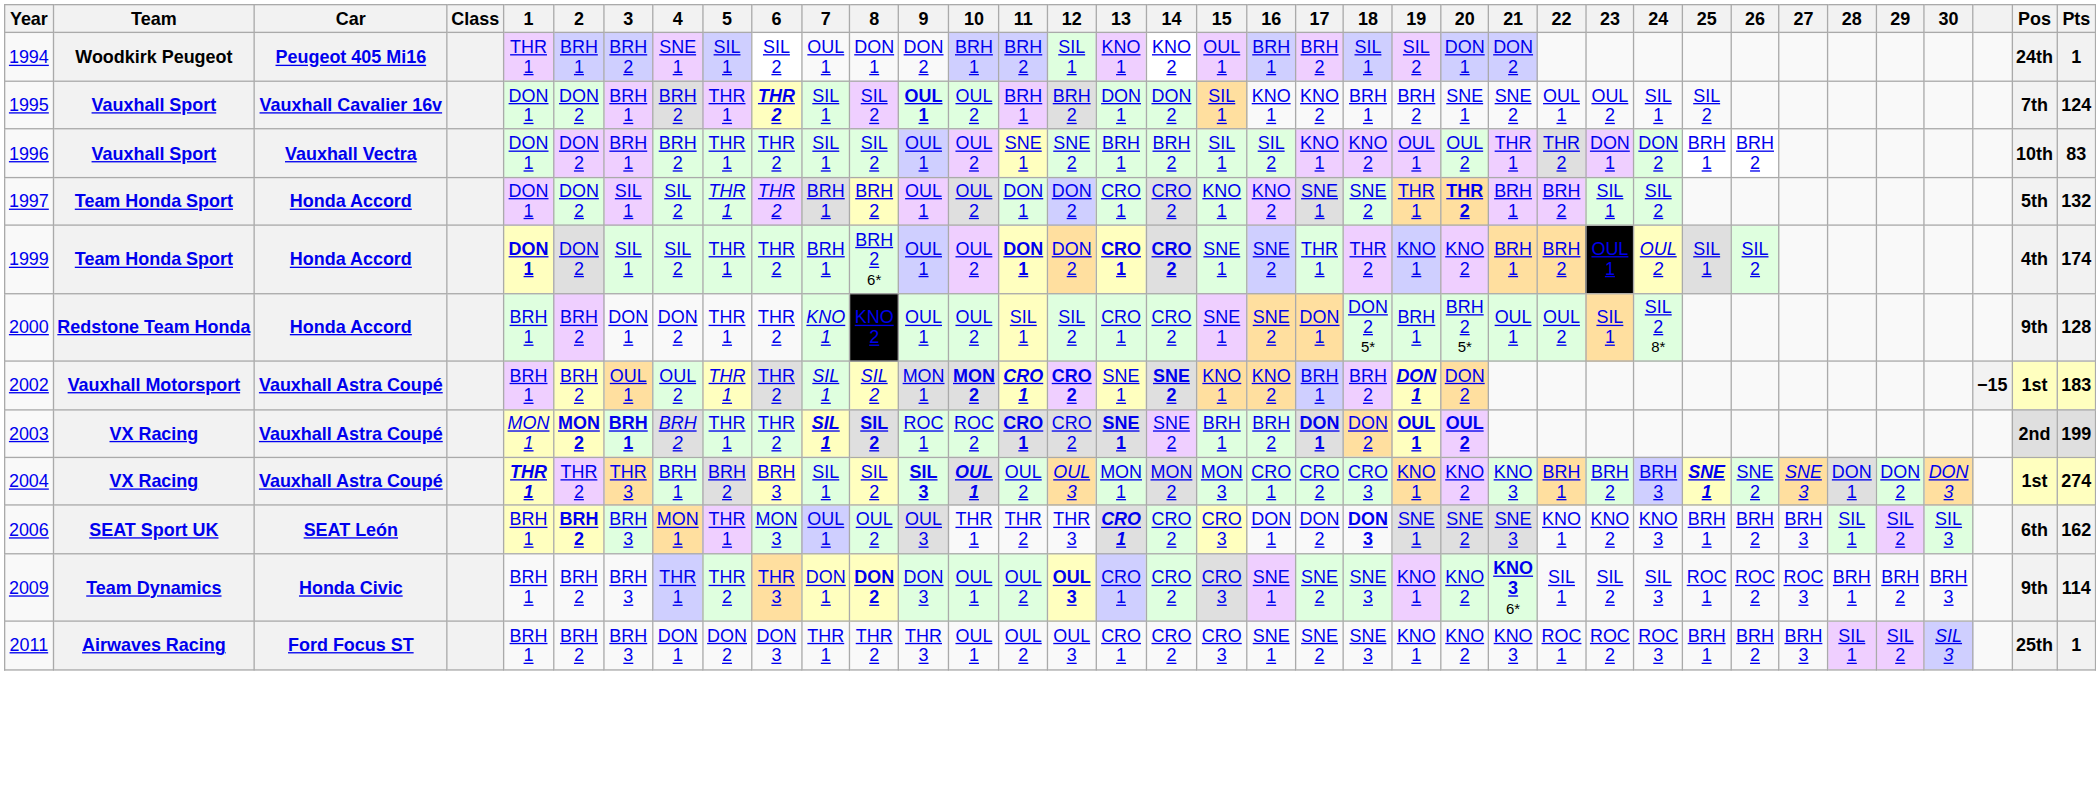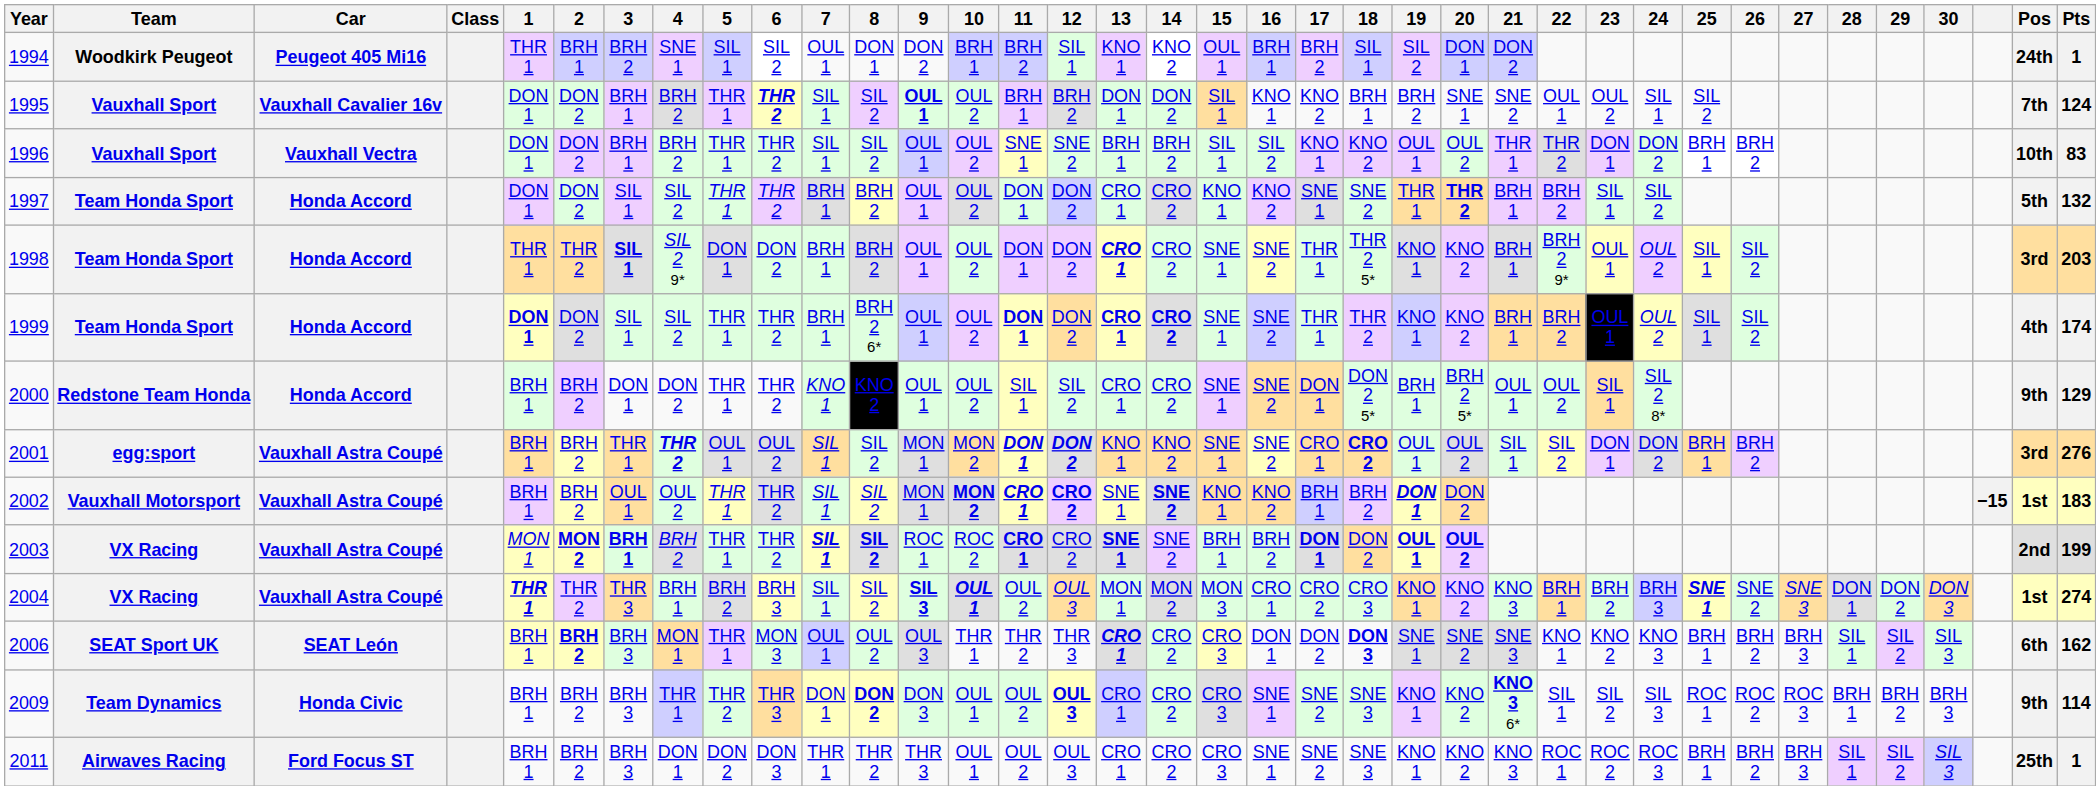+ row: (29, 259)
(2076, 327) 128 -> (2076, 395) 129
+ row: (29, 453)
